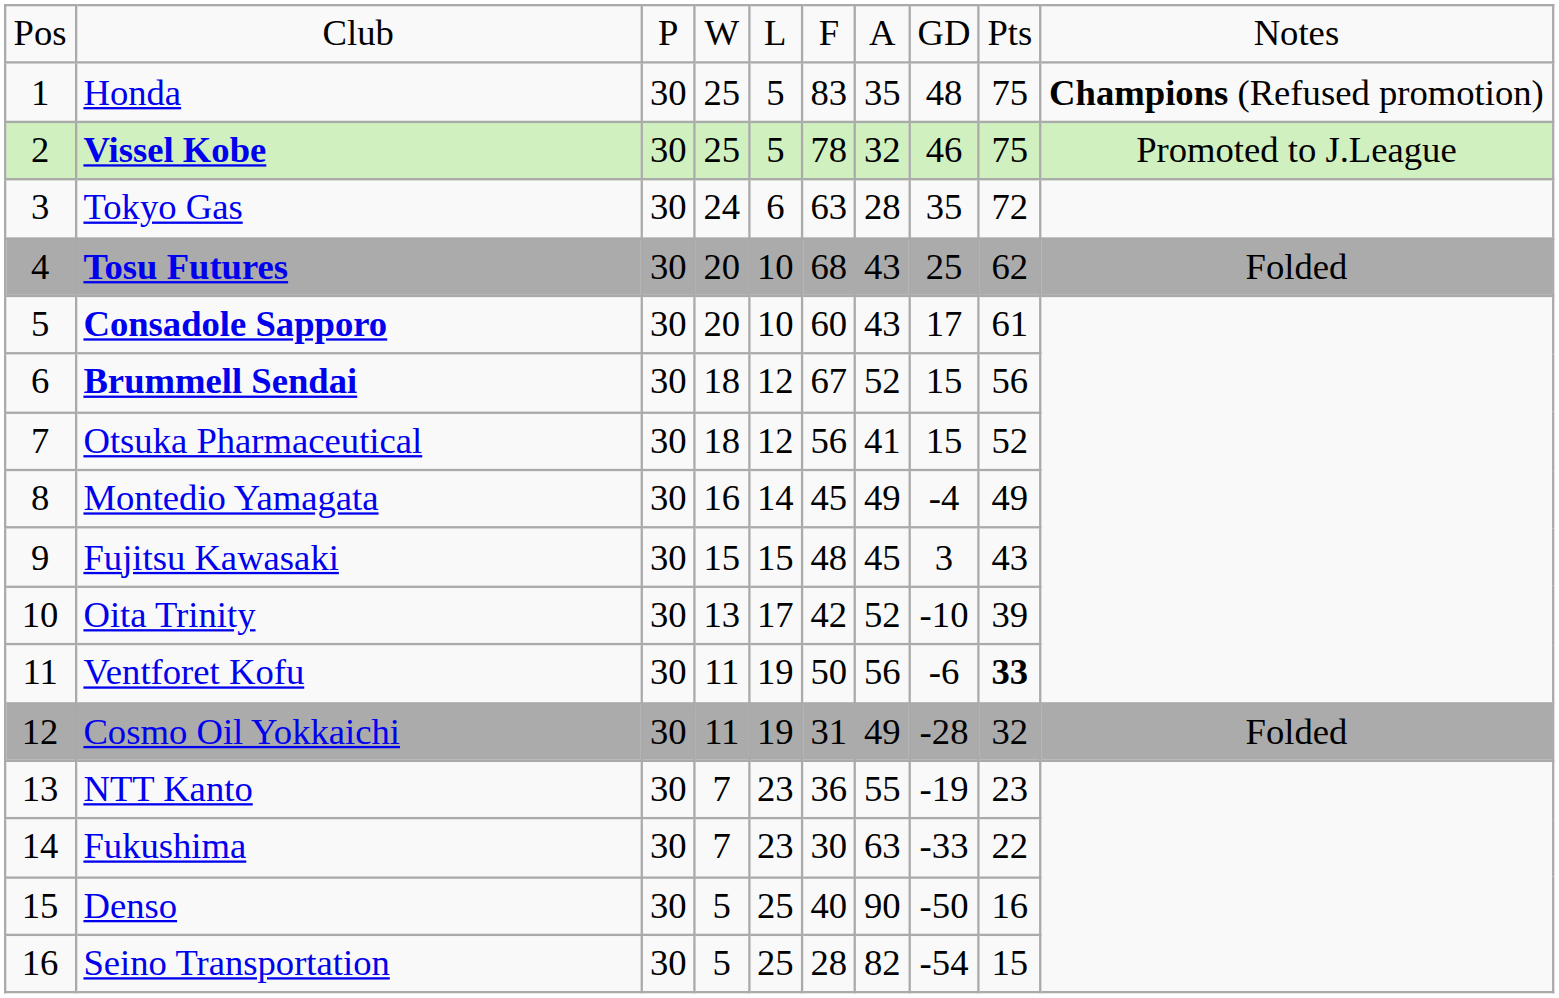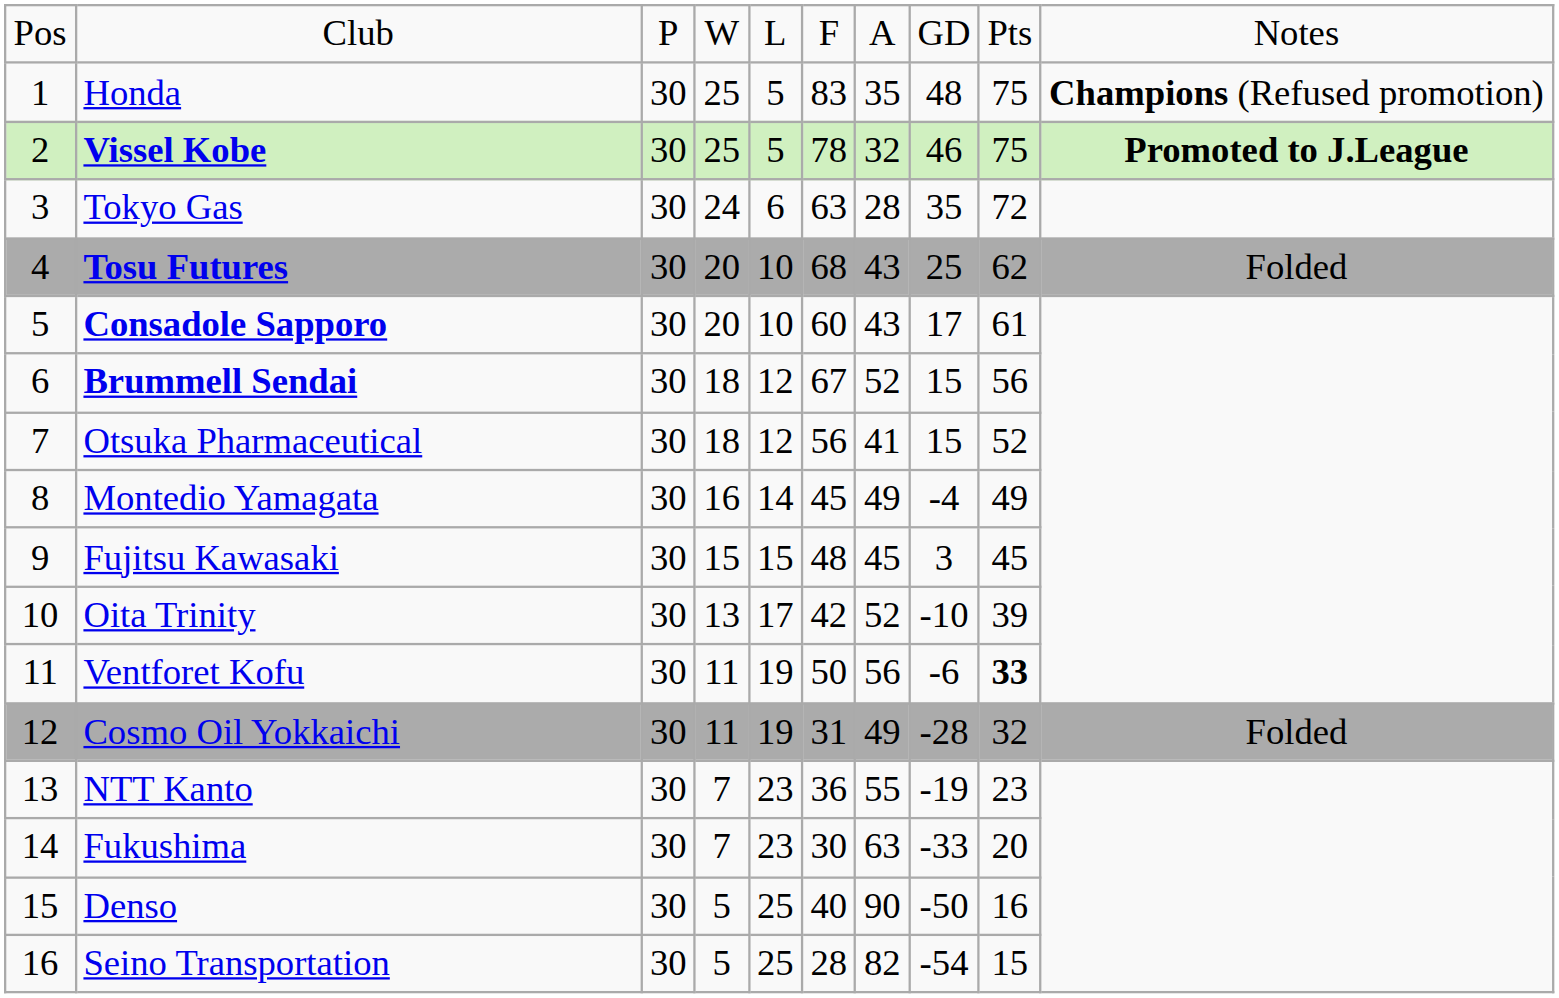(1296, 149) normal -> (1296, 149) bold
(1010, 556) 43 -> (1010, 556) 45
(1010, 847) 22 -> (1010, 847) 20
